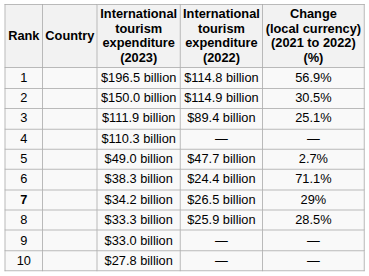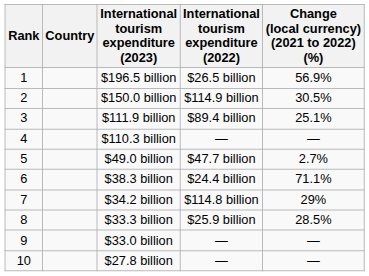(221, 78) $114.8 billion -> (221, 78) $26.5 billion
(24, 199) bold -> (24, 199) normal
(221, 199) $26.5 billion -> (221, 199) $114.8 billion
